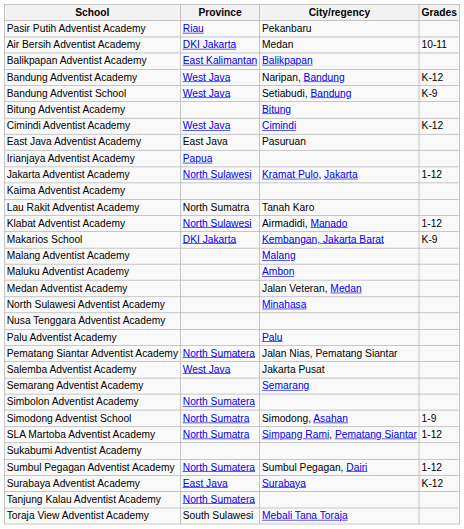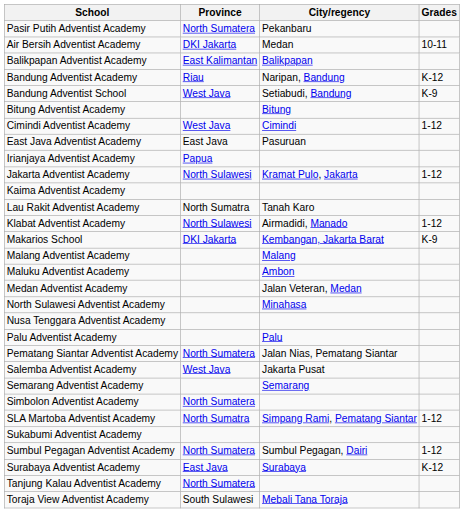(193, 28) Riau -> (219, 28) North Sumatera
(207, 77) West Java -> (193, 77) Riau
(432, 126) K-12 -> (432, 126) 1-12
- row: (69, 418)
